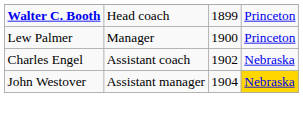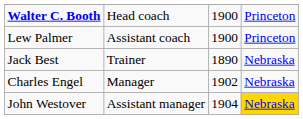(225, 15) 1899 -> (225, 15) 1900
(130, 37) Manager -> (148, 37) Assistant coach
+ row: (33, 59)
(148, 59) Assistant coach -> (130, 81) Manager
